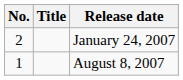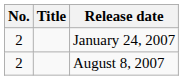(19, 63) 1 -> (19, 63) 2
